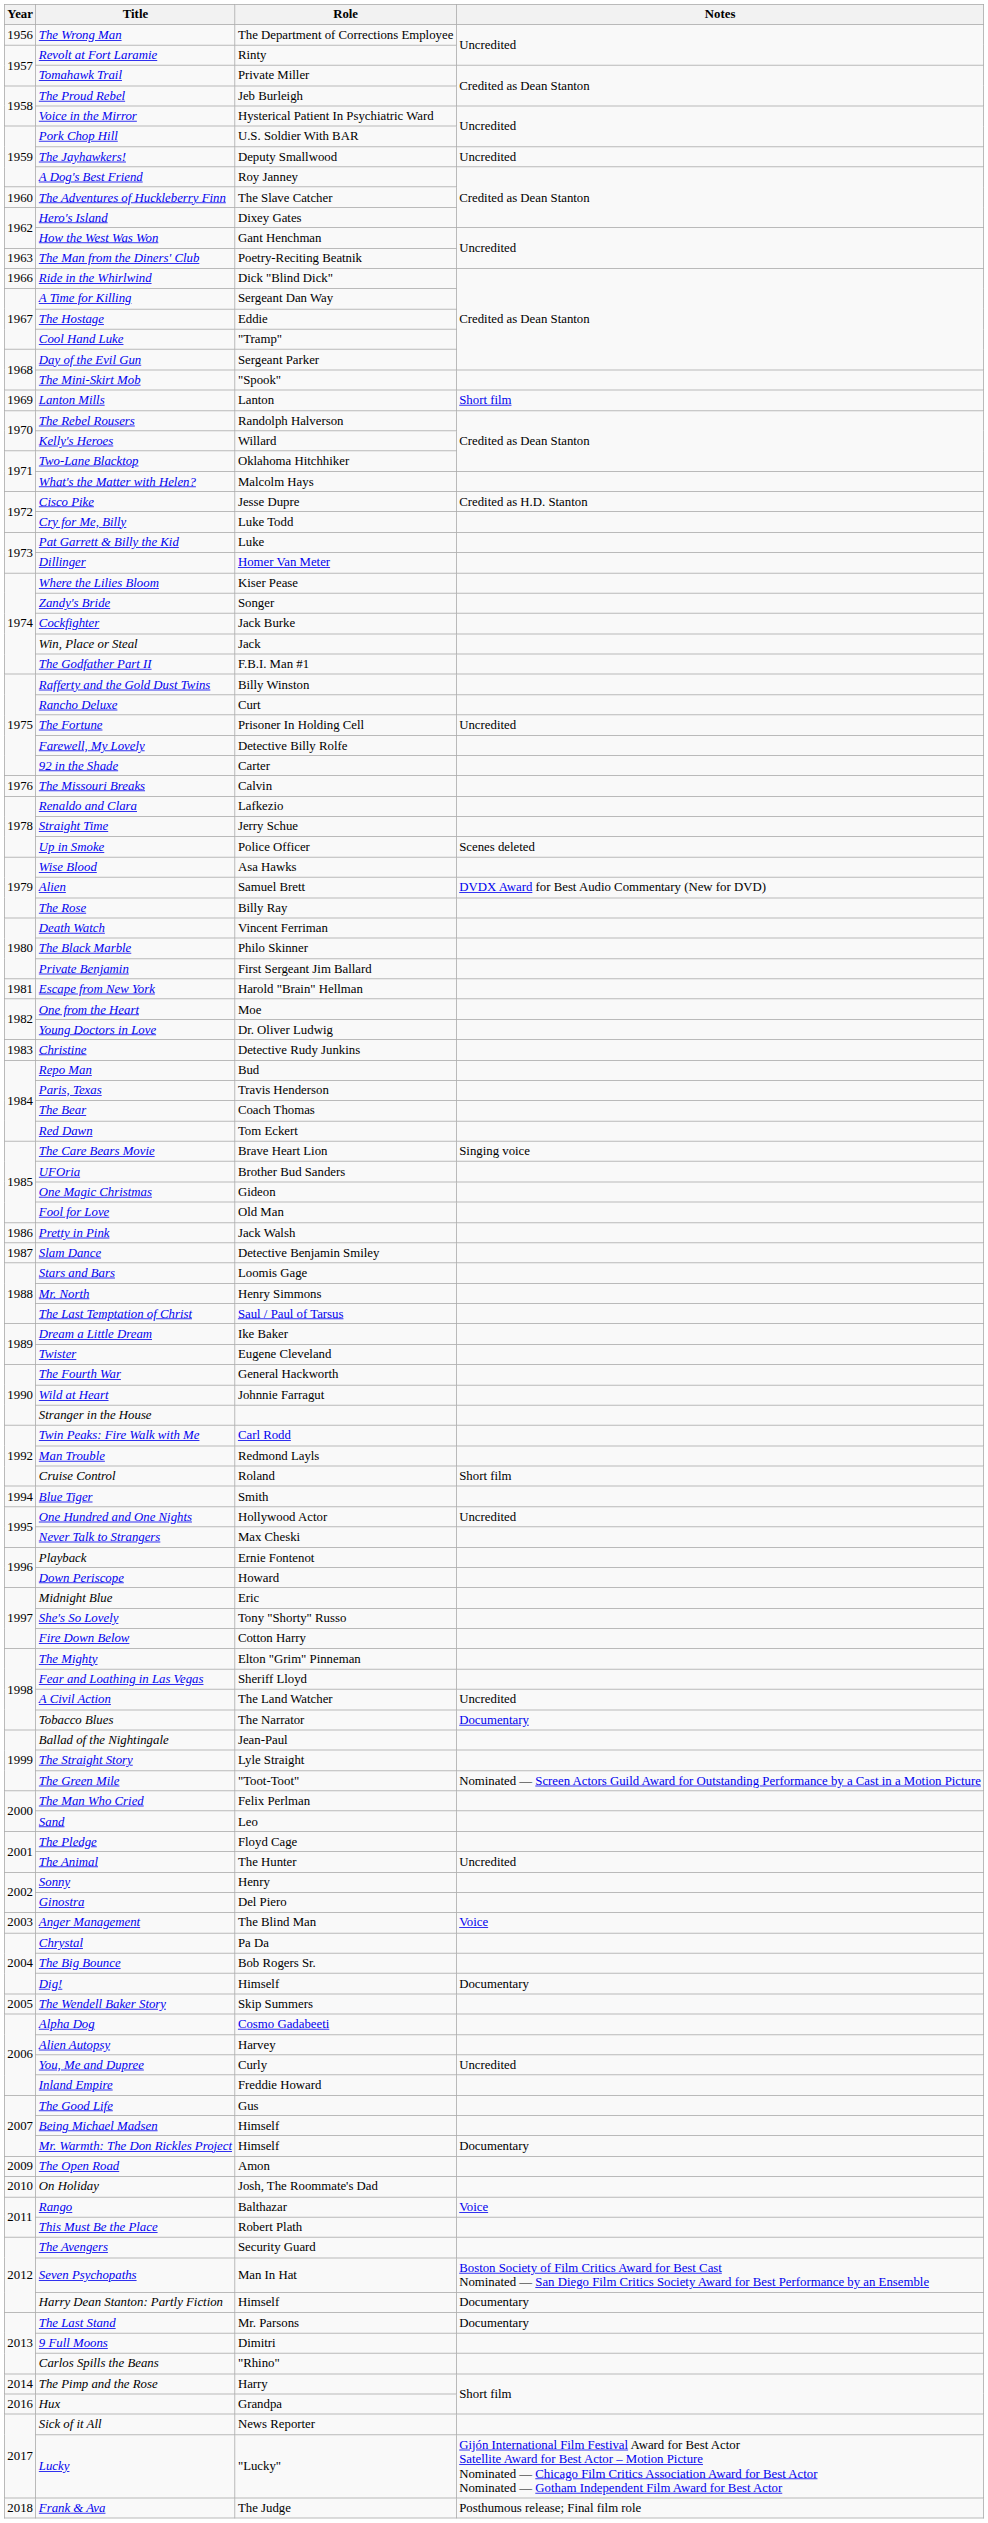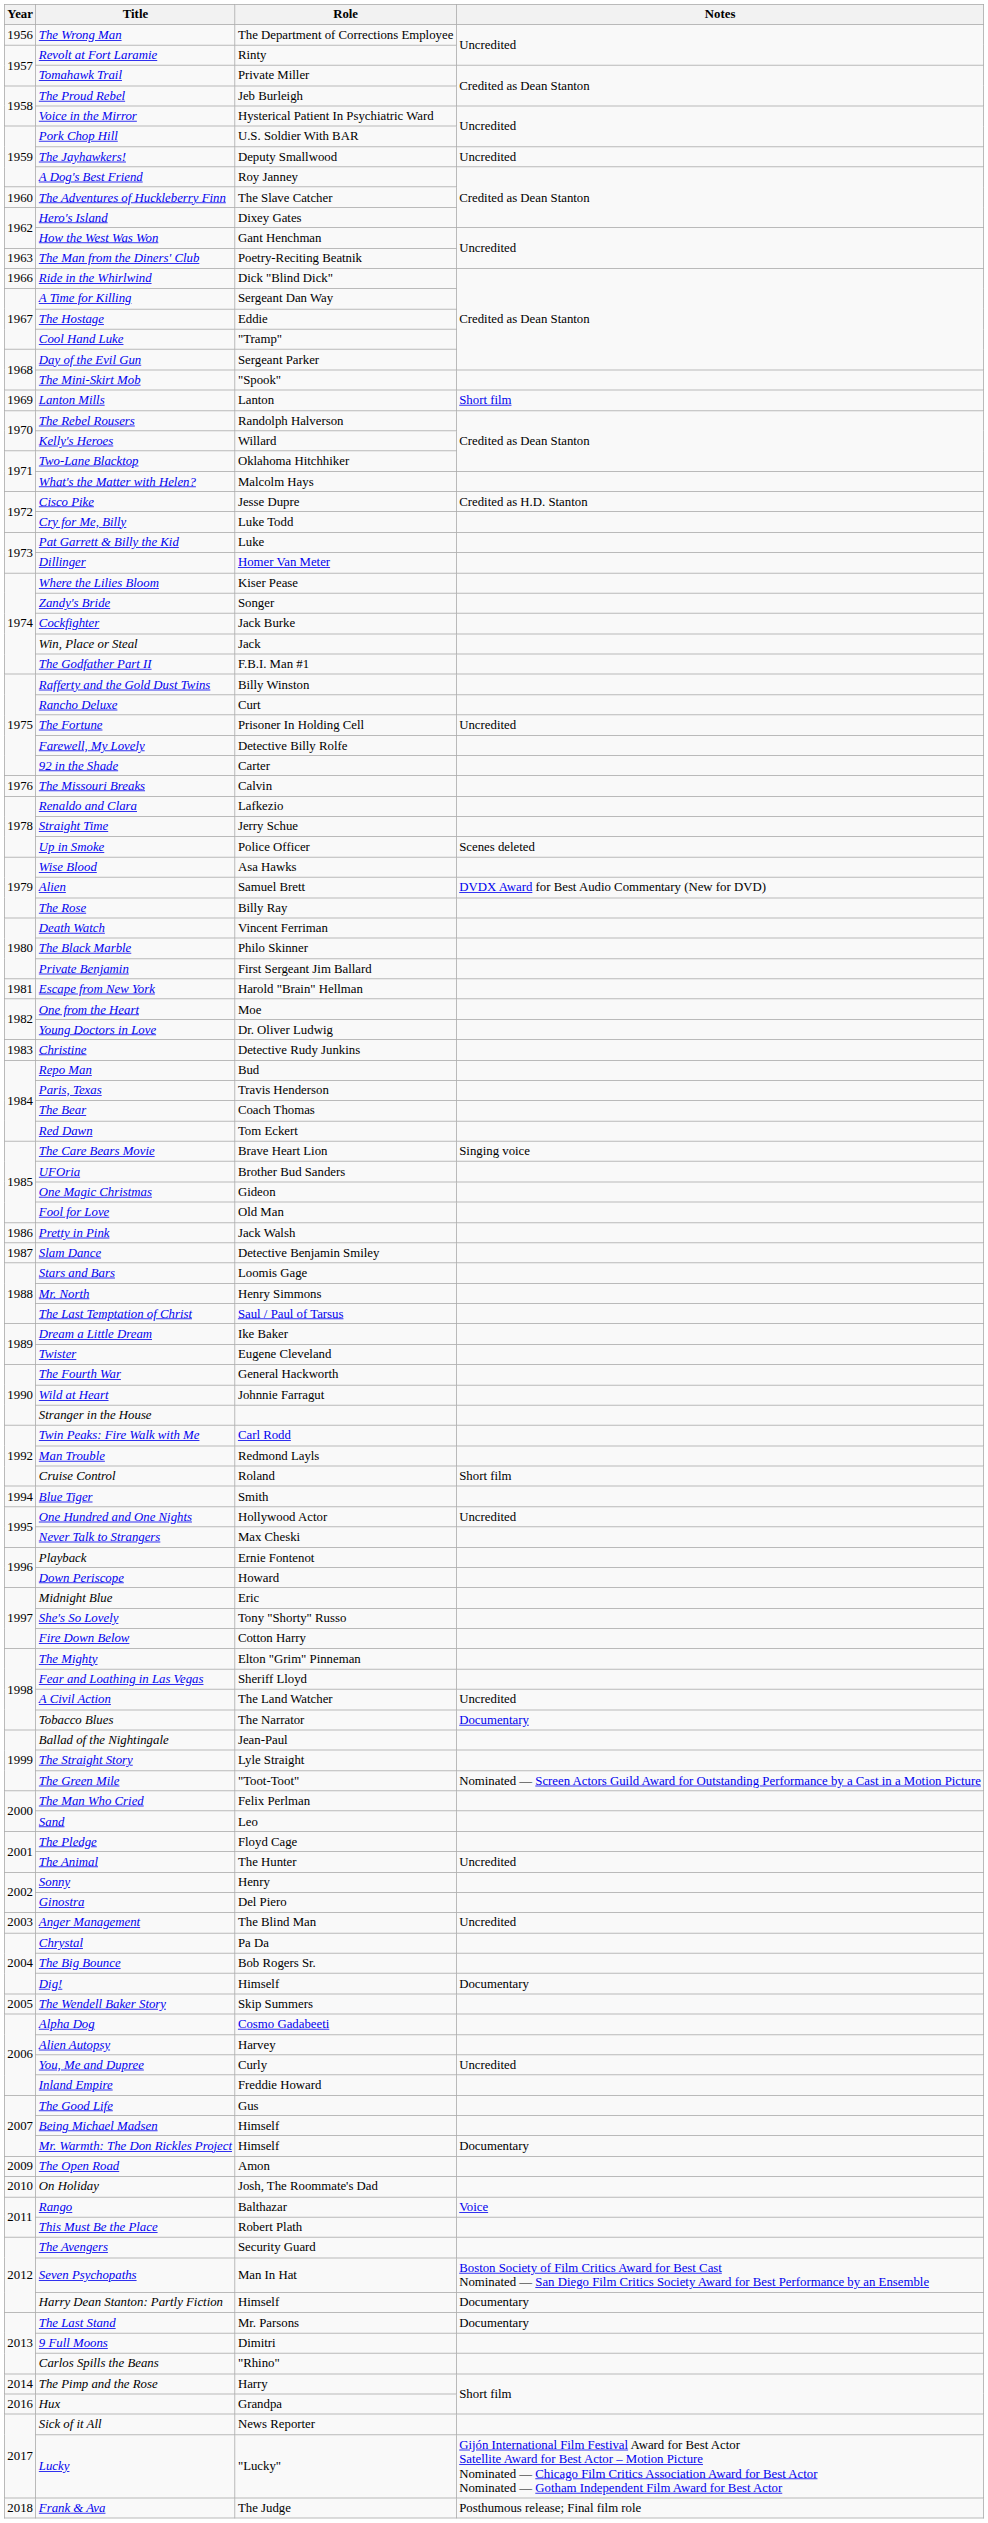(474, 1922) Voice -> (488, 1922) Uncredited
